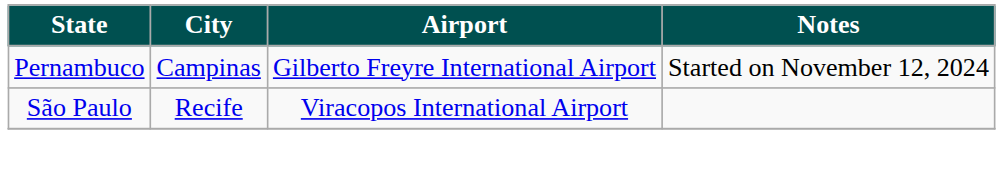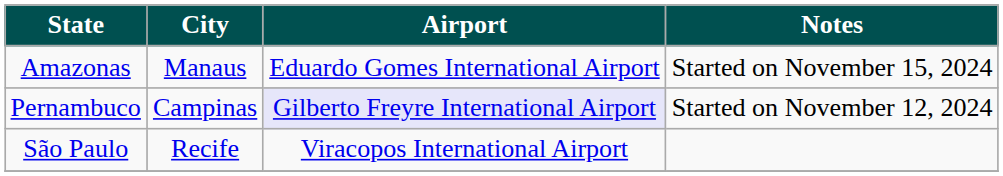+ row: (76, 66)
(464, 66) no background -> (464, 107) lavender background
